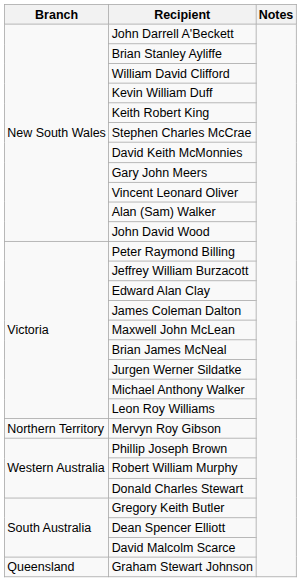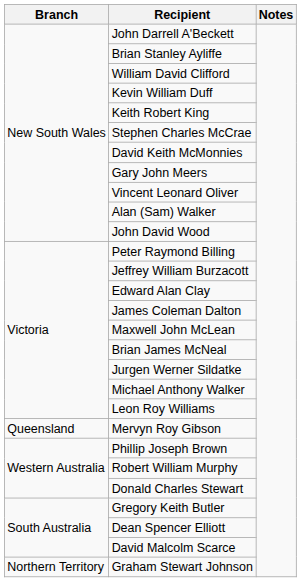(56, 429) Northern Territory -> (41, 429) Queensland
(41, 567) Queensland -> (56, 567) Northern Territory
